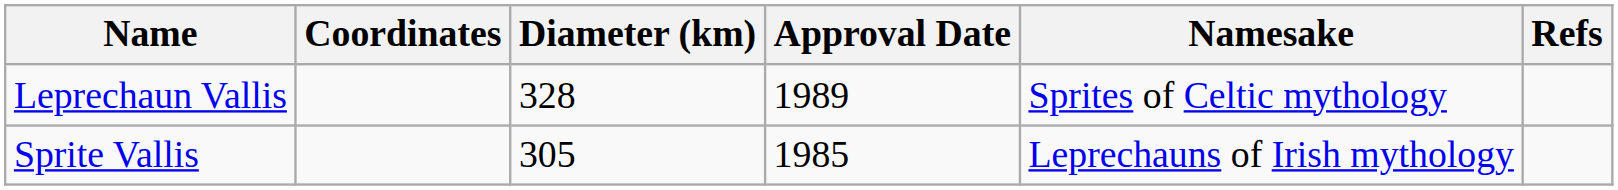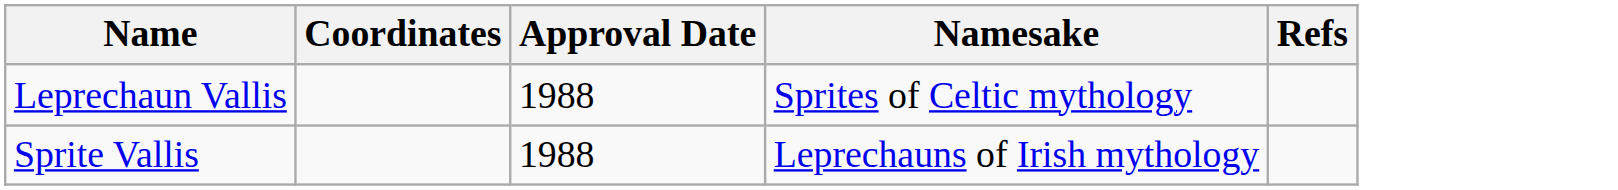- column: (638, 34)
(811, 94) 1989 -> (557, 94) 1988
(811, 154) 1985 -> (557, 154) 1988
